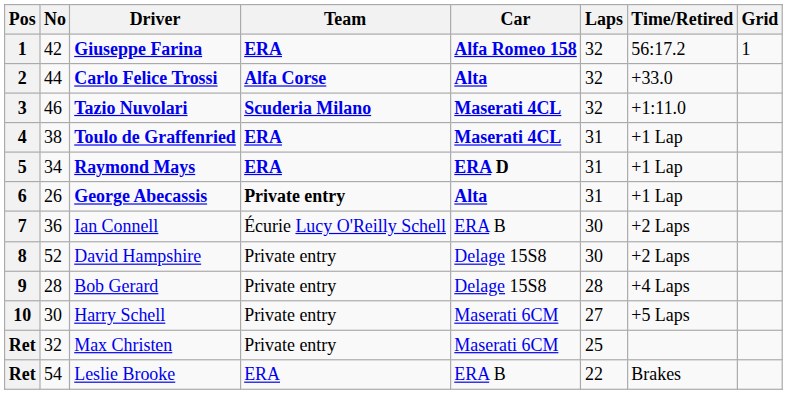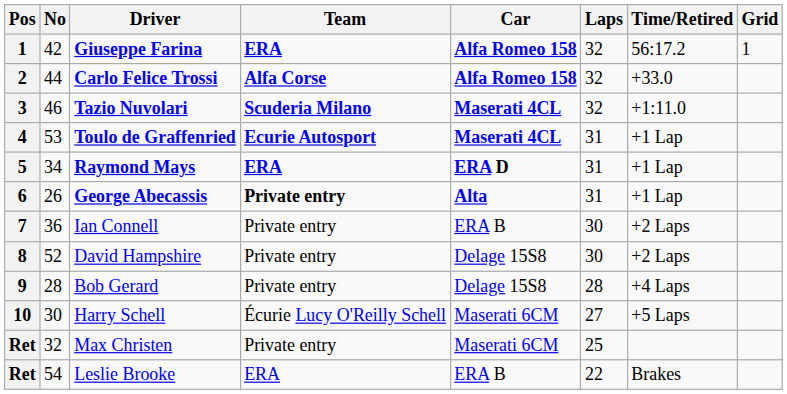(471, 78) Alta -> (516, 78) Alfa Romeo 158
(53, 137) 38 -> (53, 137) 53
(263, 137) ERA -> (310, 137) Ecurie Autosport
(345, 226) Écurie Lucy O'Reilly Schell -> (290, 226) Private entry
(290, 315) Private entry -> (345, 315) Écurie Lucy O'Reilly Schell
